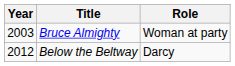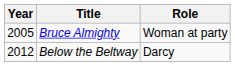(20, 33) 2003 -> (20, 33) 2005
